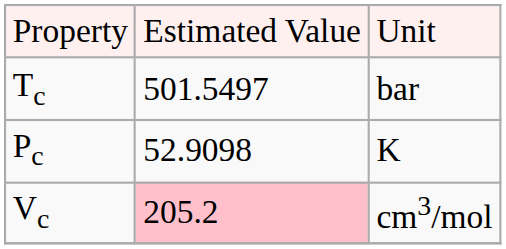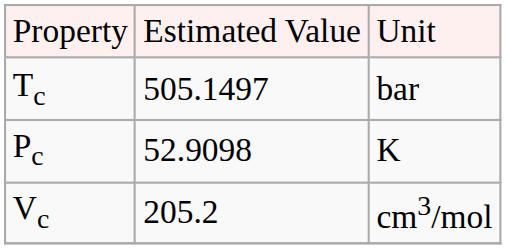(206, 88) 501.5497 -> (206, 88) 505.1497
(181, 212) pink background -> (181, 212) no background
